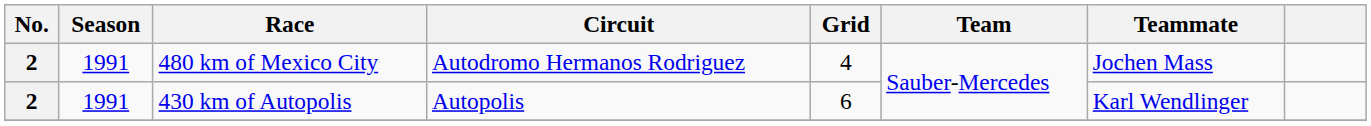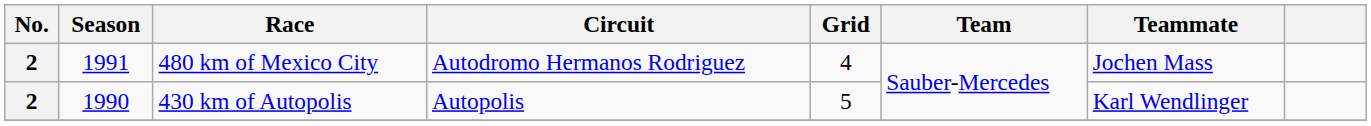(106, 101) 1991 -> (106, 101) 1990
(846, 101) 6 -> (846, 101) 5
